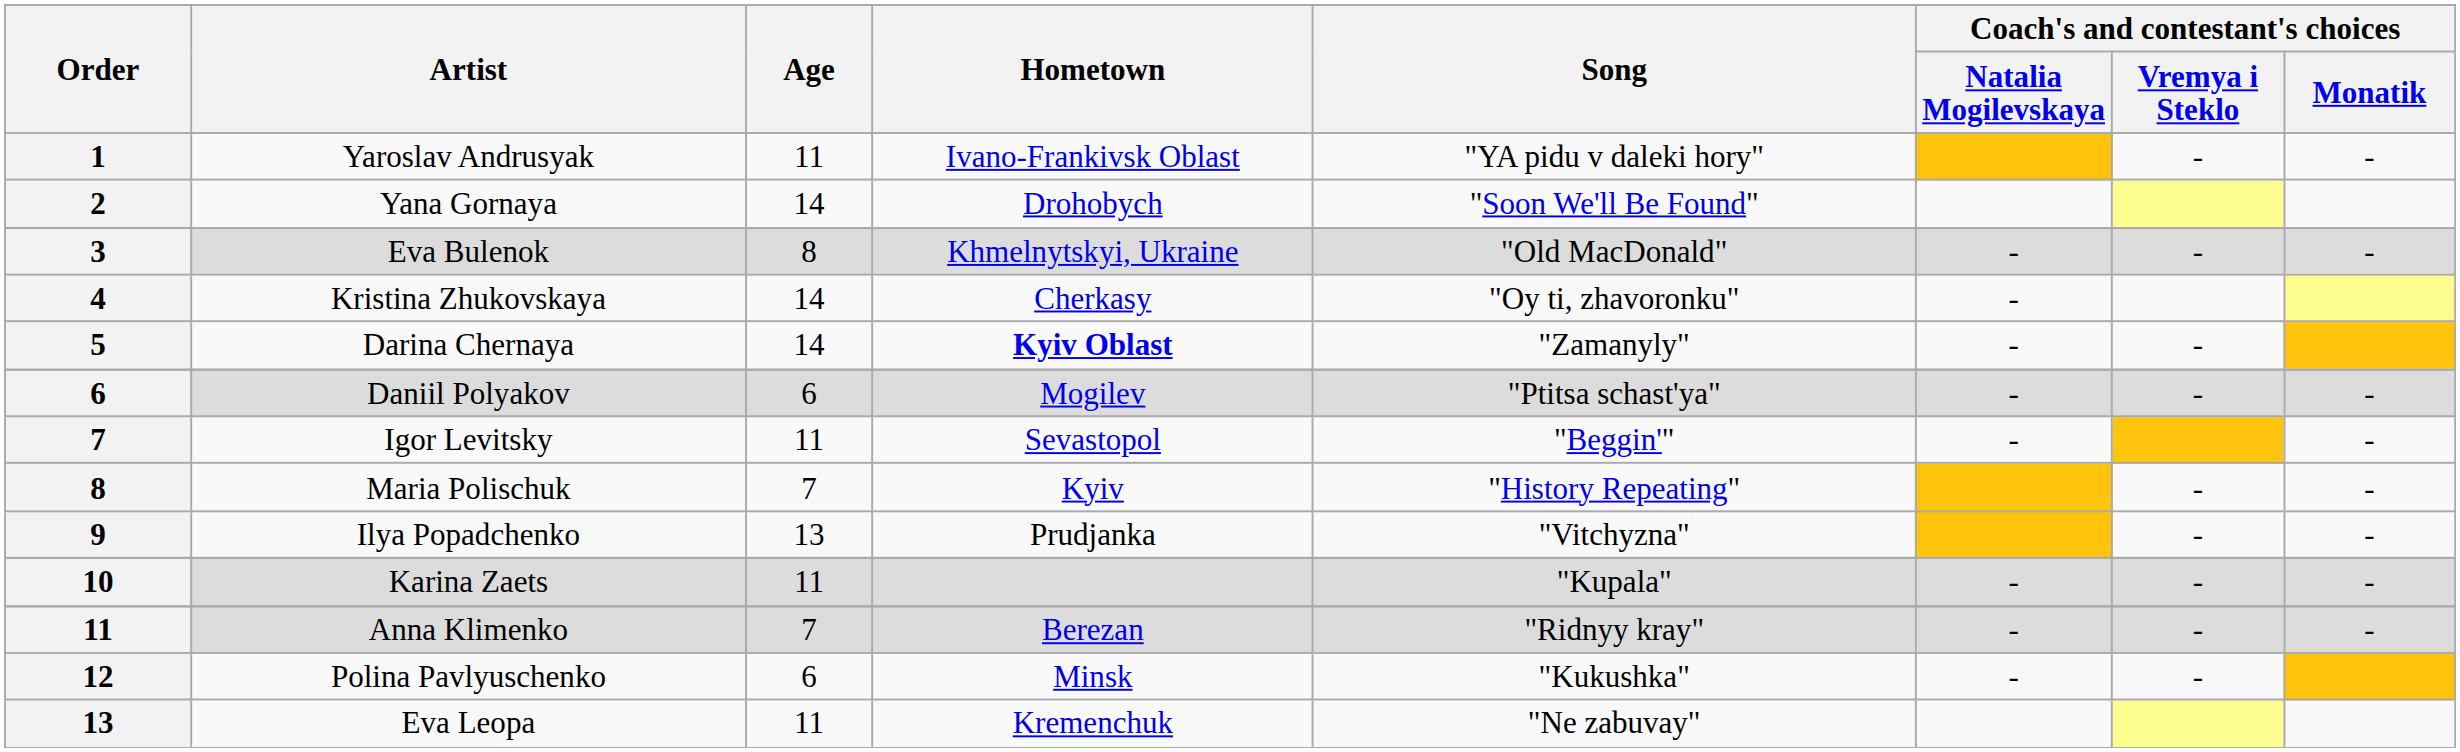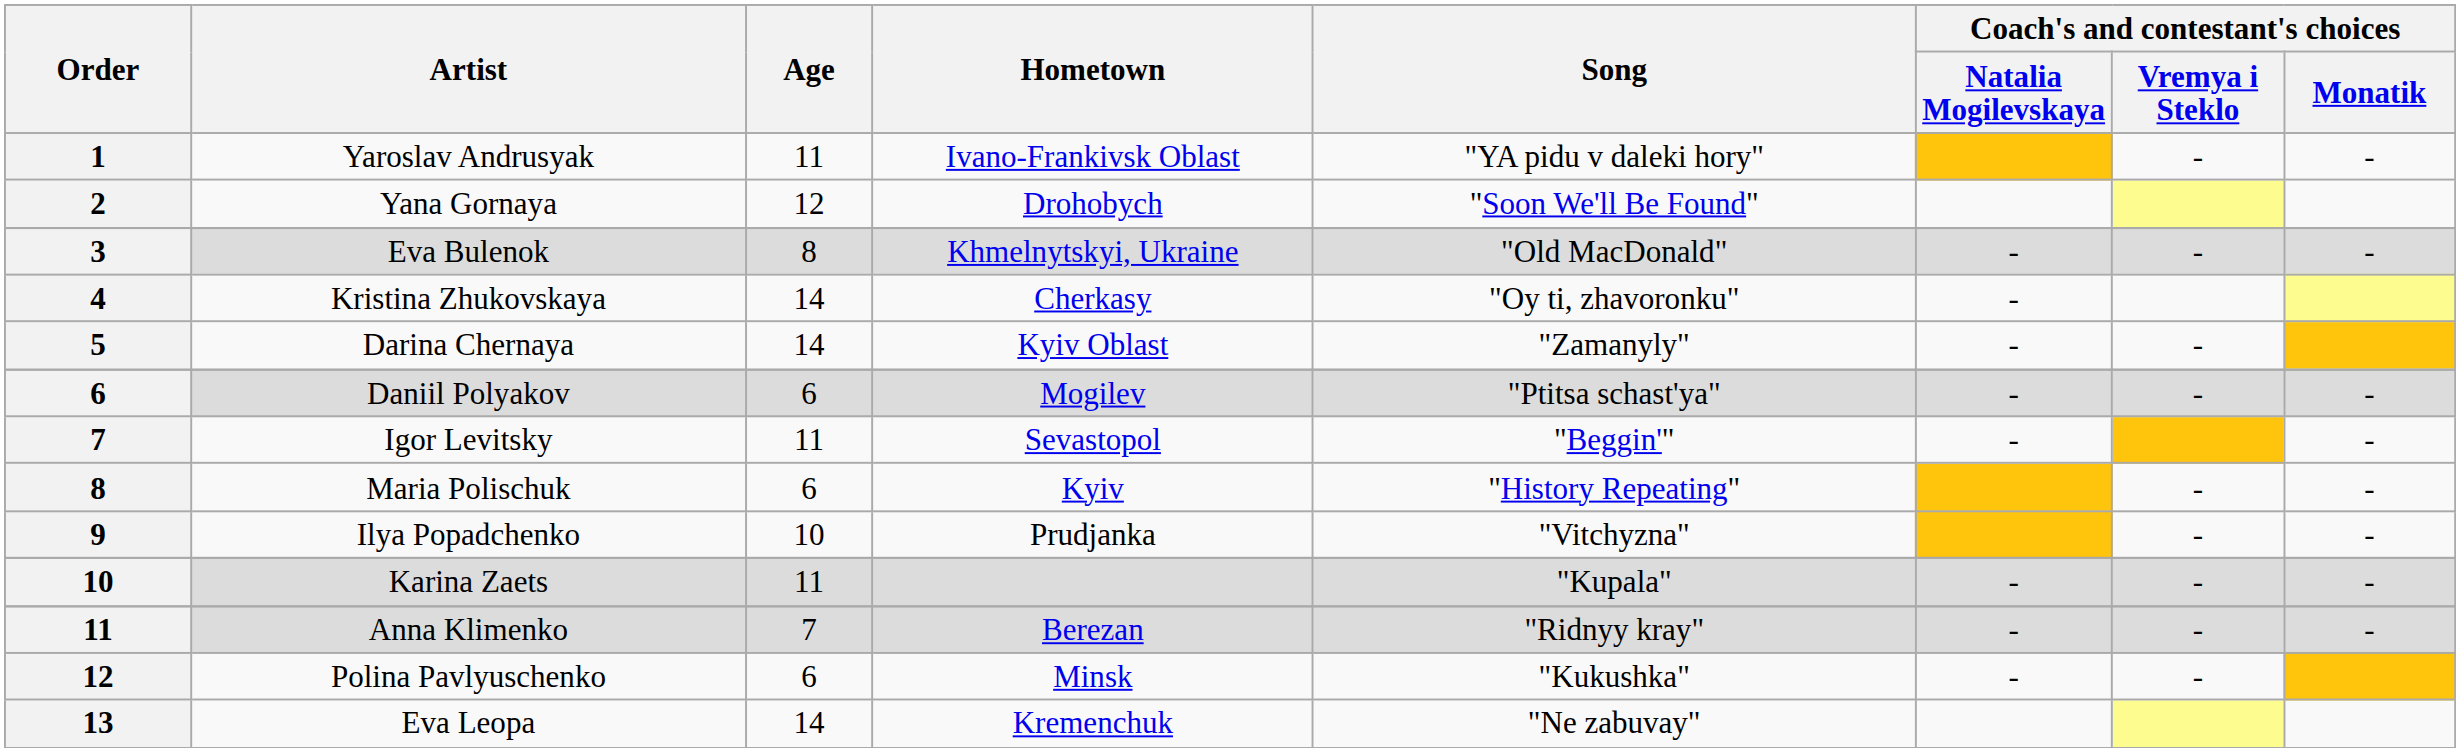(809, 203) 14 -> (809, 203) 12
(1093, 345) bold -> (1093, 345) normal
(809, 487) 7 -> (809, 487) 6
(809, 534) 13 -> (809, 534) 10
(809, 724) 11 -> (809, 724) 14
